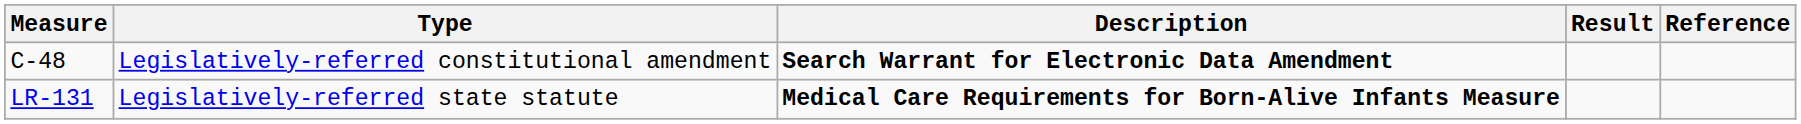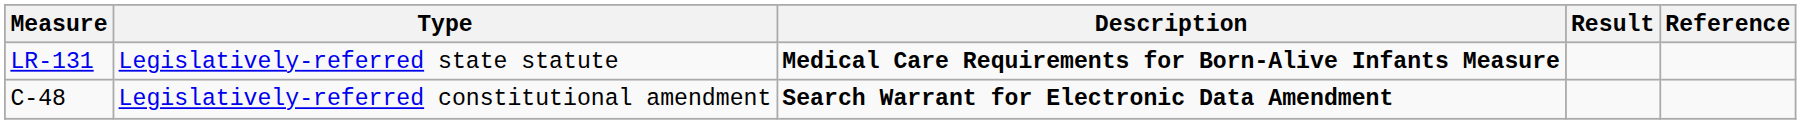rows swapped: (38, 61) <-> (52, 99)
